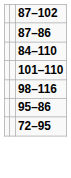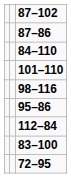+ row: (37, 126)
+ row: (38, 145)
